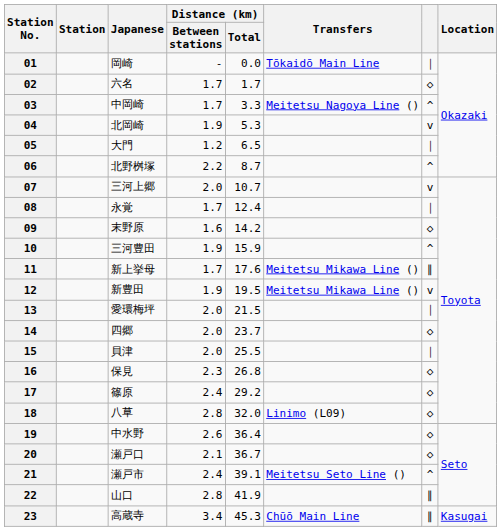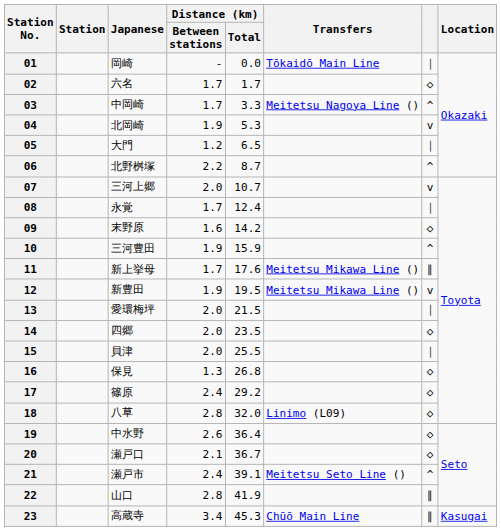(248, 331) 23.7 -> (248, 331) 23.5
(212, 372) 2.3 -> (212, 372) 1.3
